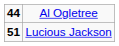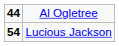(14, 32) 51 -> (14, 32) 54
